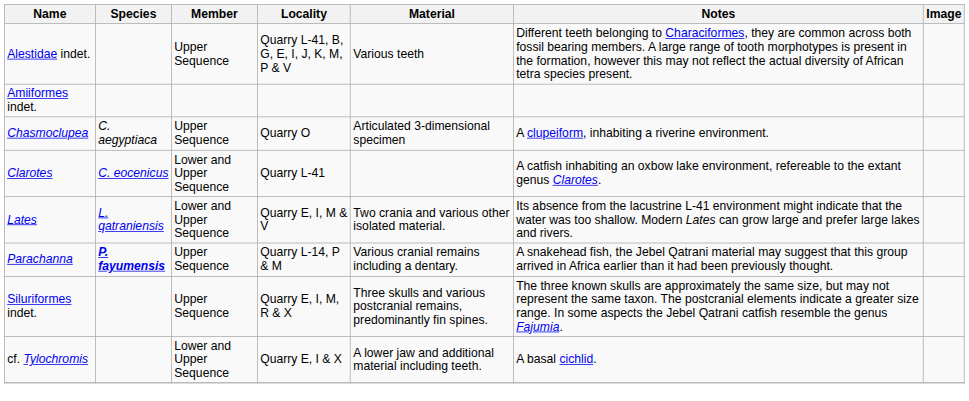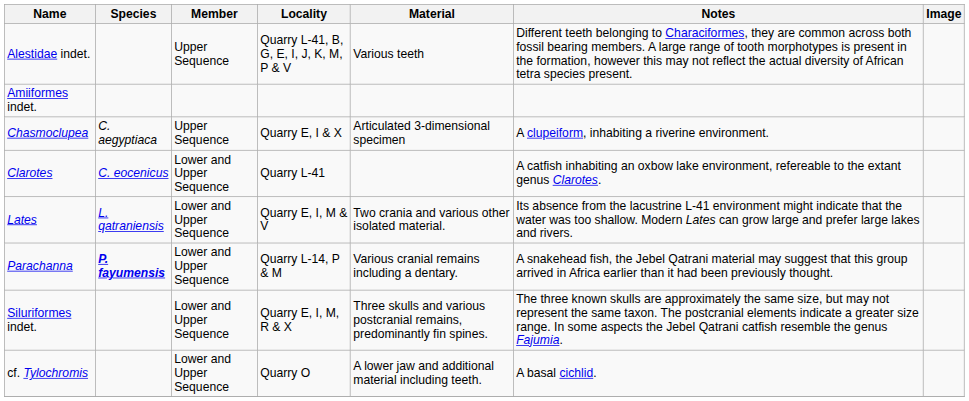(285, 133) Quarry O -> (301, 133) Quarry E, I & X
(202, 259) Upper Sequence -> (203, 266) Lower and Upper Sequence
(202, 306) Upper Sequence -> (203, 320) Lower and Upper Sequence
(301, 359) Quarry E, I & X -> (285, 373) Quarry O
